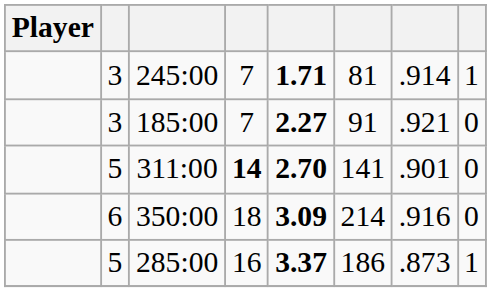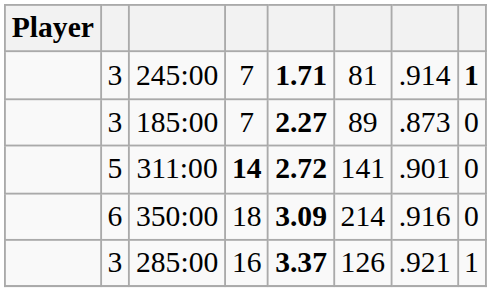(471, 74) normal -> (471, 74) bold
(363, 121) 91 -> (363, 121) 89
(425, 121) .921 -> (425, 121) .873
(301, 168) 2.70 -> (301, 168) 2.72
(115, 262) 5 -> (115, 262) 3
(363, 262) 186 -> (363, 262) 126
(425, 262) .873 -> (425, 262) .921
